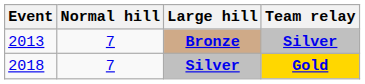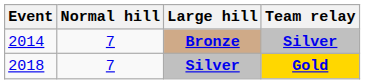(26, 41) 2013 -> (26, 41) 2014
